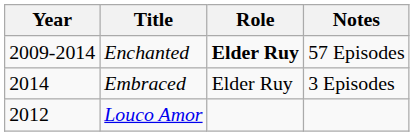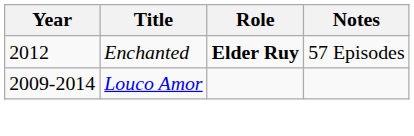(52, 51) 2009-2014 -> (29, 51) 2012
- row: (145, 83)
(29, 114) 2012 -> (52, 83) 2009-2014
